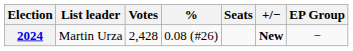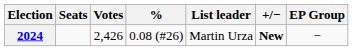columns swapped: (91, 14) <-> (239, 14)
(143, 35) 2,428 -> (108, 35) 2,426
